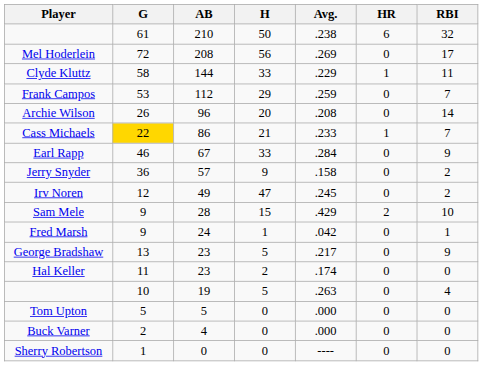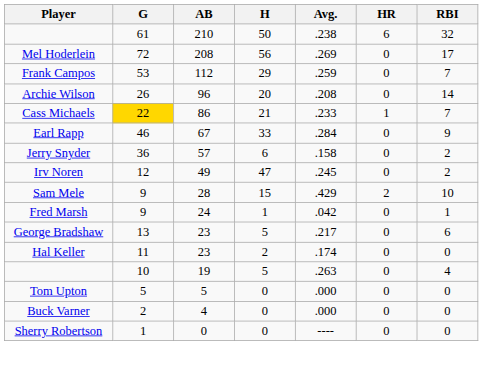- row: (58, 73)
(265, 172) 9 -> (265, 152) 6
(447, 251) 9 -> (447, 232) 6
